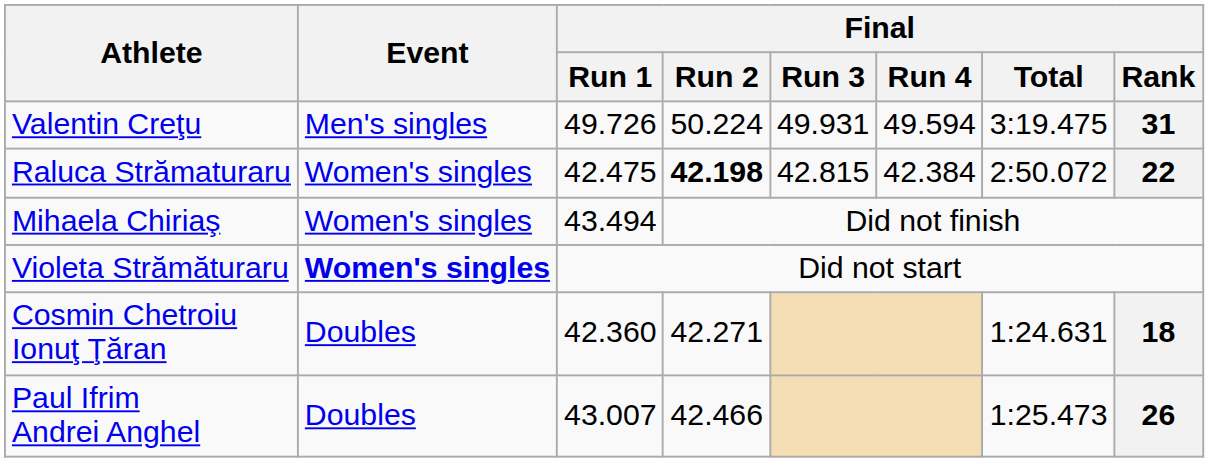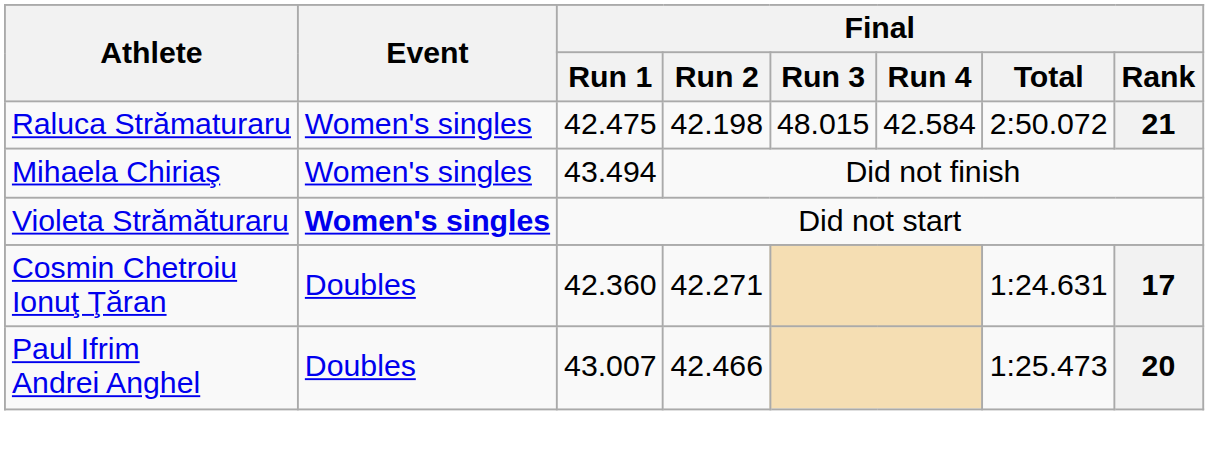- row: (107, 124)
(717, 172) bold -> (717, 124) normal
(823, 172) 42.815 -> (823, 124) 48.015
(930, 172) 42.384 -> (930, 124) 42.584
(1158, 172) 22 -> (1158, 124) 21
(1158, 333) 18 -> (1158, 285) 17
(1158, 415) 26 -> (1158, 367) 20
